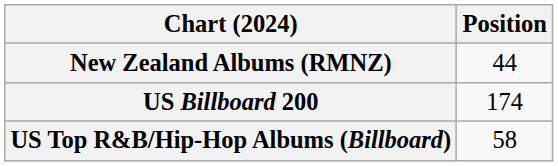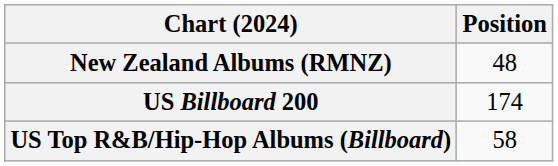(505, 62) 44 -> (505, 62) 48
